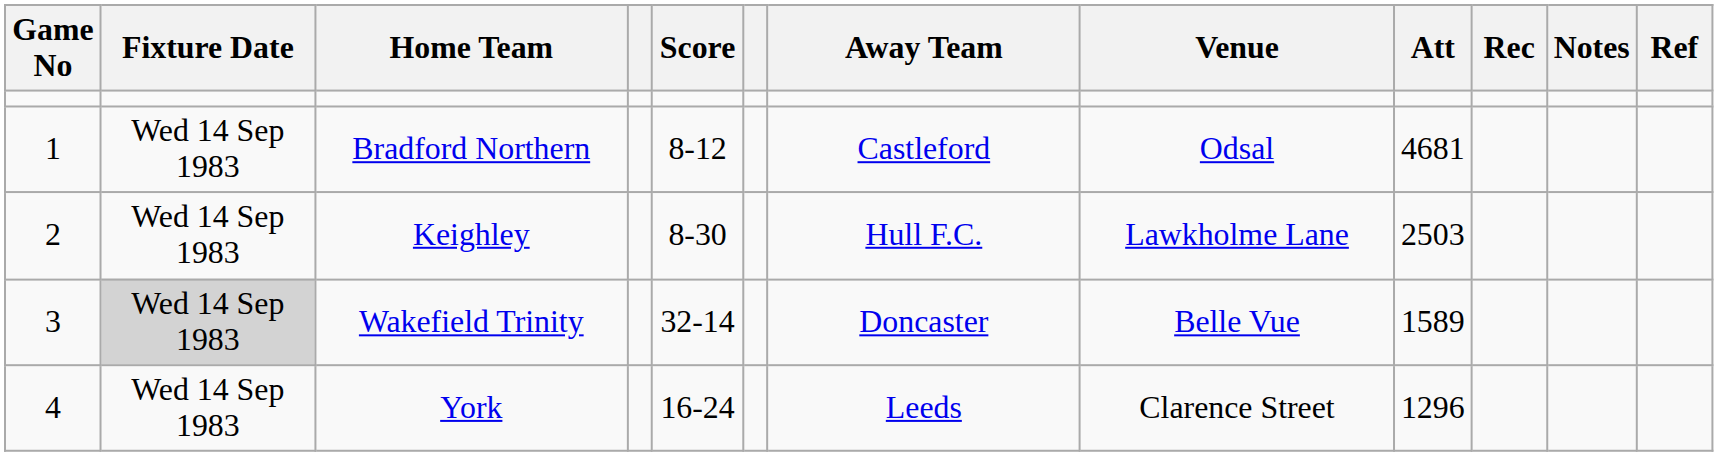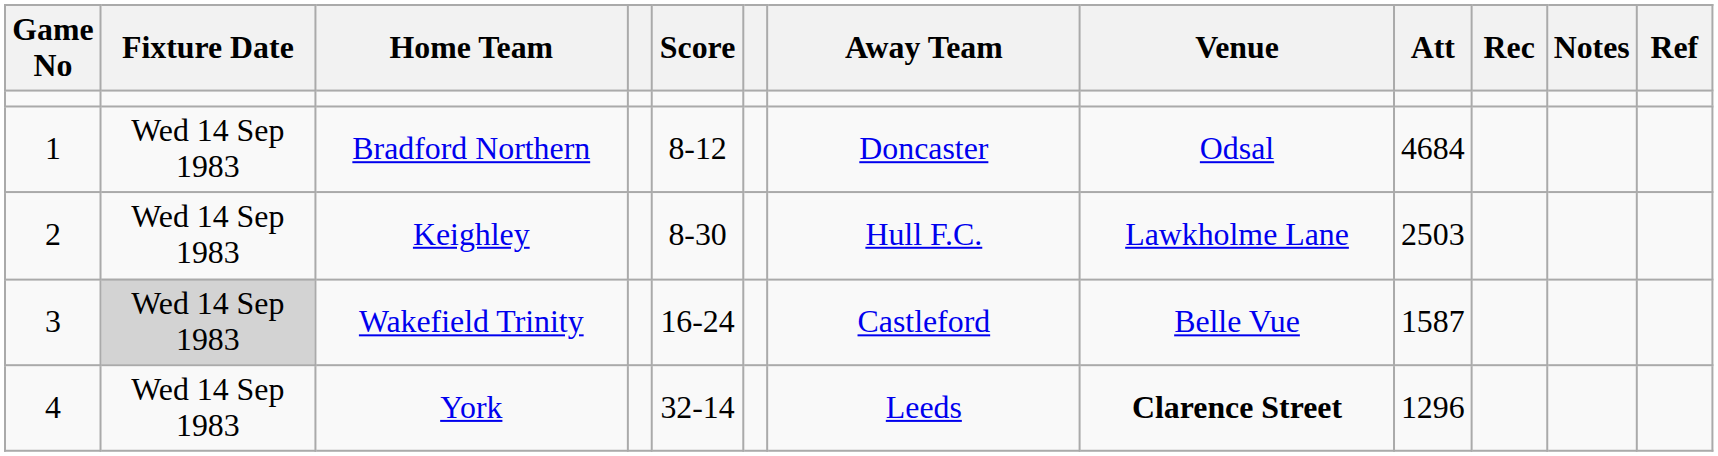(924, 148) Castleford -> (924, 148) Doncaster
(1433, 148) 4681 -> (1433, 148) 4684
(698, 321) 32-14 -> (698, 321) 16-24
(924, 321) Doncaster -> (924, 321) Castleford
(1433, 321) 1589 -> (1433, 321) 1587
(698, 407) 16-24 -> (698, 407) 32-14
(1237, 407) normal -> (1237, 407) bold
